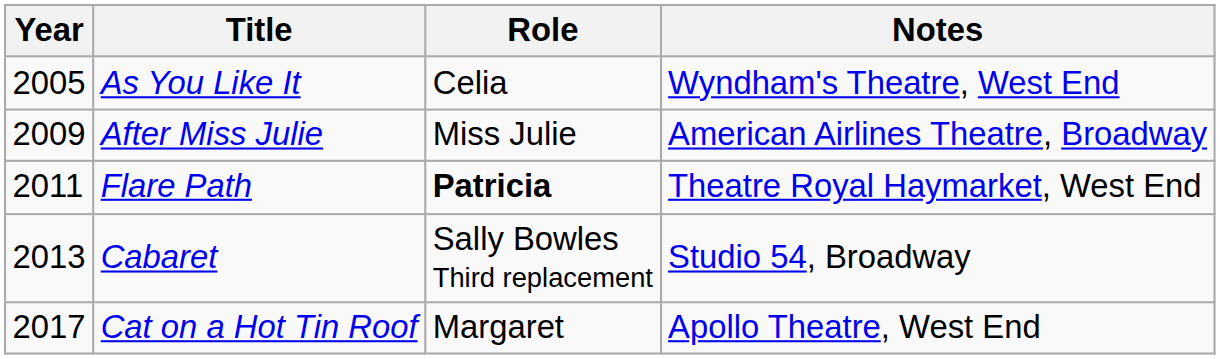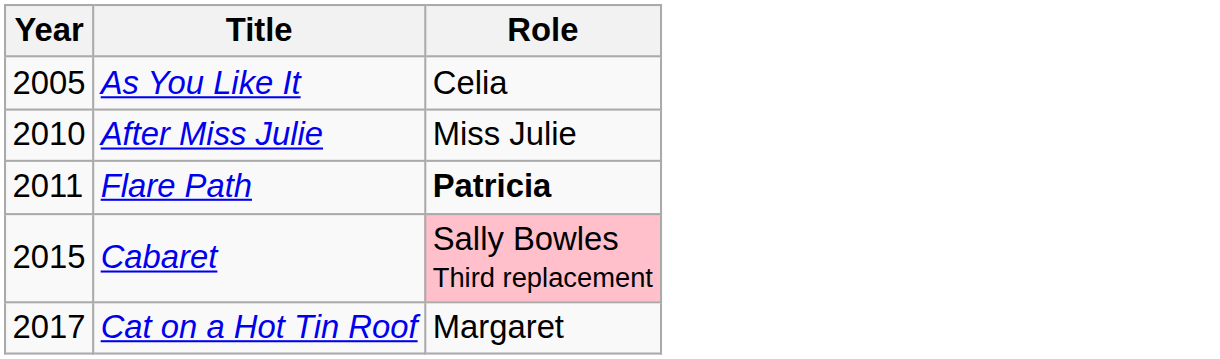- column: (938, 30)
(49, 134) 2009 -> (49, 134) 2010
(49, 257) 2013 -> (49, 257) 2015
(543, 257) no background -> (543, 257) pink background
